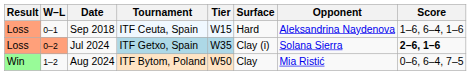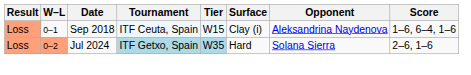(248, 29) Hard -> (245, 29) Clay (i)
(253, 45) Clay (i) -> (240, 45) Hard
(420, 45) bold -> (413, 45) normal
- row: (92, 62)
